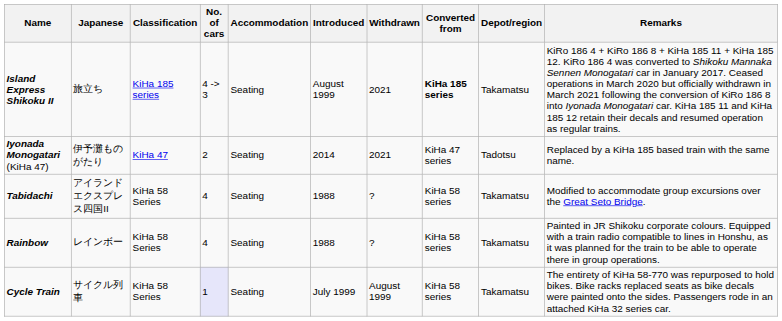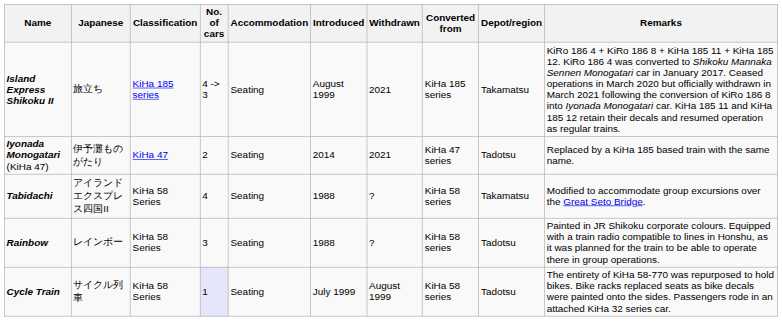(446, 89) bold -> (445, 89) normal
(205, 242) 4 -> (205, 242) 3
(505, 242) Takamatsu -> (498, 242) Tadotsu
(505, 291) Takamatsu -> (498, 291) Tadotsu
